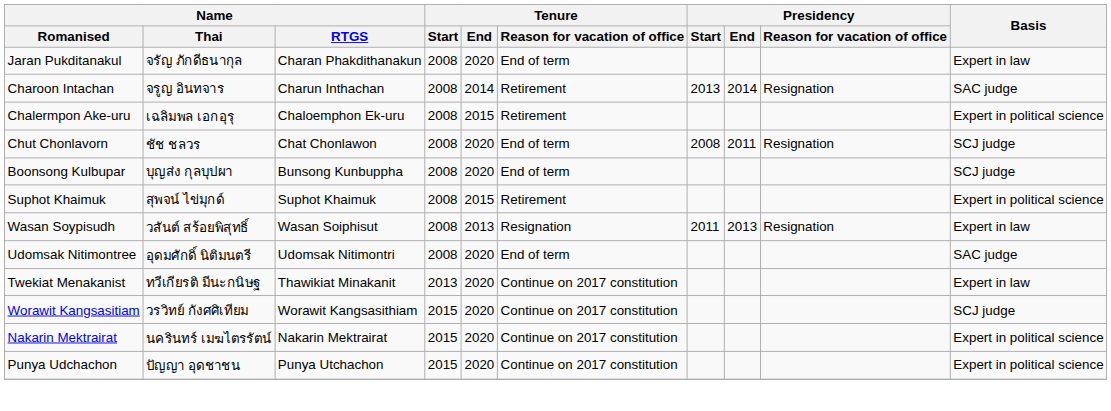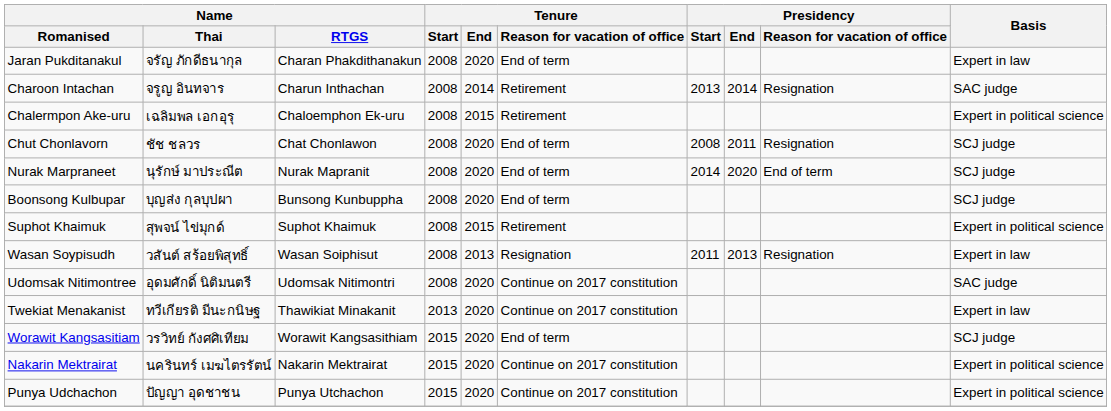+ row: (62, 172)
(535, 255) End of term -> (589, 282) Continue on 2017 constitution
(589, 310) Continue on 2017 constitution -> (535, 338) End of term
